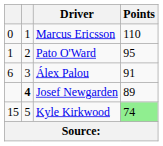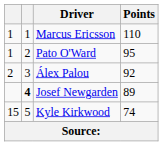(10, 34) 0 -> (10, 34) 1
(10, 73) 6 -> (10, 73) 2
(129, 73) 91 -> (129, 73) 92
(129, 112) lightgreen background -> (129, 112) no background
